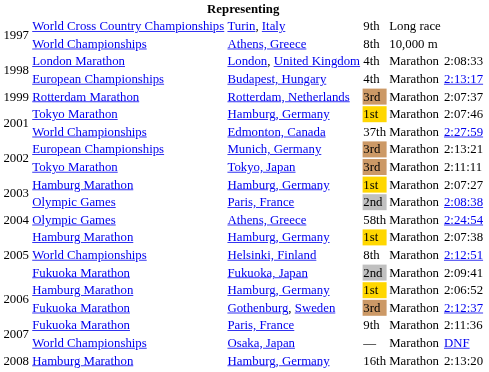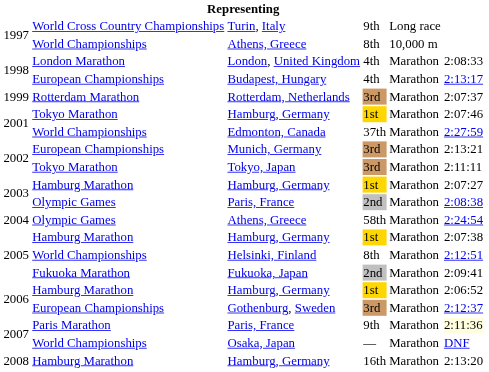(81, 307) Fukuoka Marathon -> (98, 307) European Championships
(81, 325) Fukuoka Marathon -> (71, 325) Paris Marathon
(463, 325) no background -> (463, 325) lightyellow background
